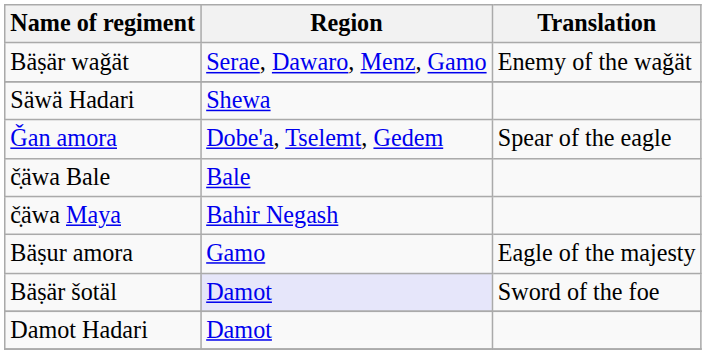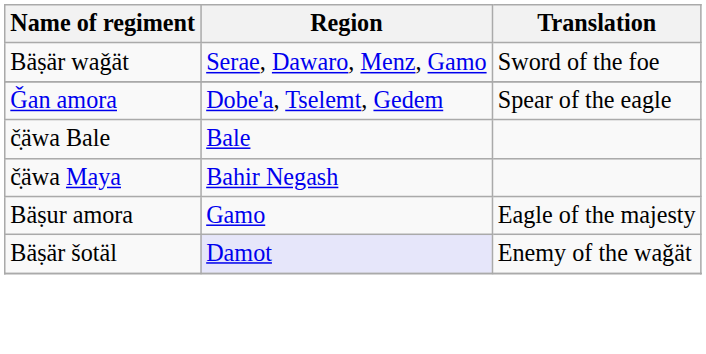(595, 61) Enemy of the waǧät -> (579, 61) Sword of the foe
- row: (72, 100)
(579, 291) Sword of the foe -> (595, 253) Enemy of the waǧät
- row: (79, 330)
